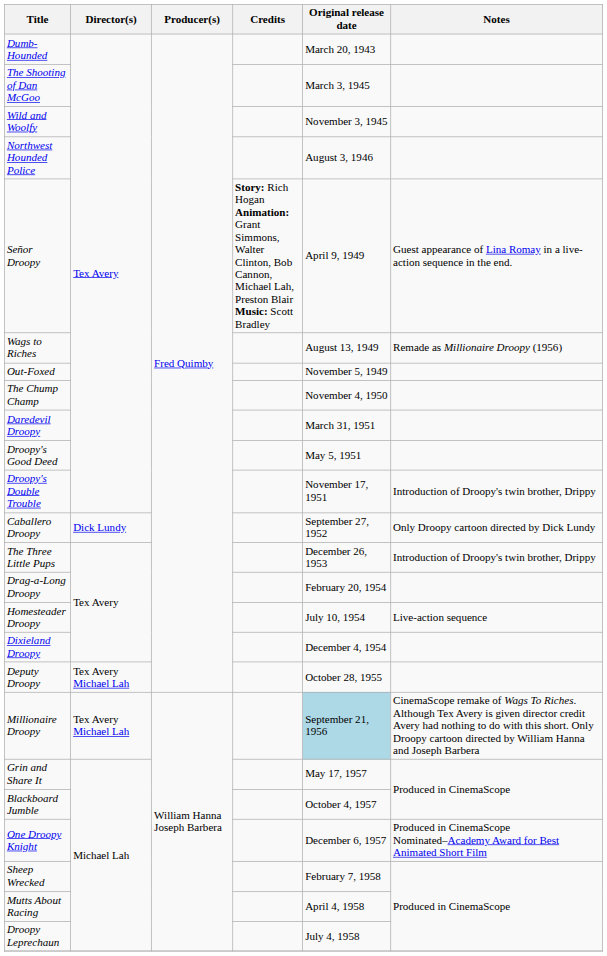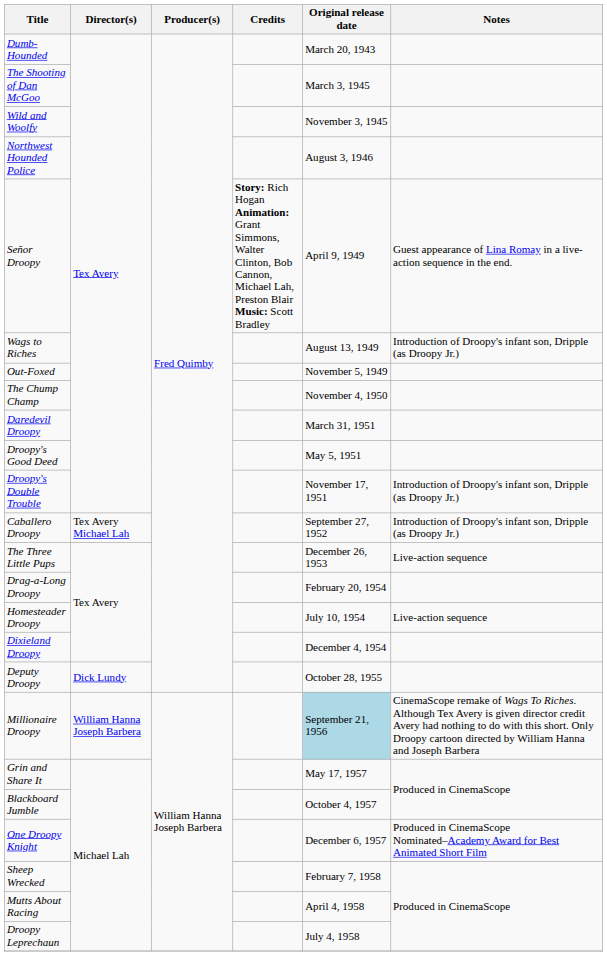(478, 348) Remade as Millionaire Droopy (1956) -> (491, 348) Introduction of Droopy's infant son, Dripple (as Droopy Jr.)
(494, 491) Introduction of Droopy's twin brother, Drippy -> (491, 491) Introduction of Droopy's infant son, Dripple (as Droopy Jr.)
(100, 527) Dick Lundy -> (101, 527) Tex Avery Michael Lah
(494, 527) Only Droopy cartoon directed by Dick Lundy -> (491, 527) Introduction of Droopy's infant son, Dripple (as Droopy Jr.)
(494, 557) Introduction of Droopy's twin brother, Drippy -> (440, 557) Live-action sequence
(101, 677) Tex Avery Michael Lah -> (100, 677) Dick Lundy
(101, 725) Tex Avery Michael Lah -> (107, 725) William Hanna Joseph Barbera
